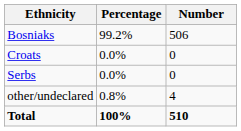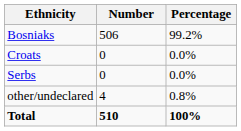columns swapped: (201, 14) <-> (131, 14)
